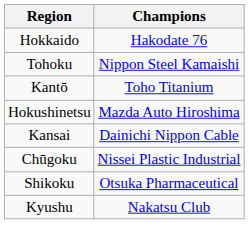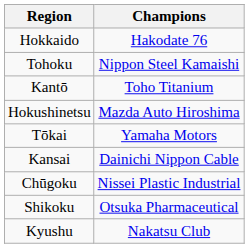+ row: (49, 135)
